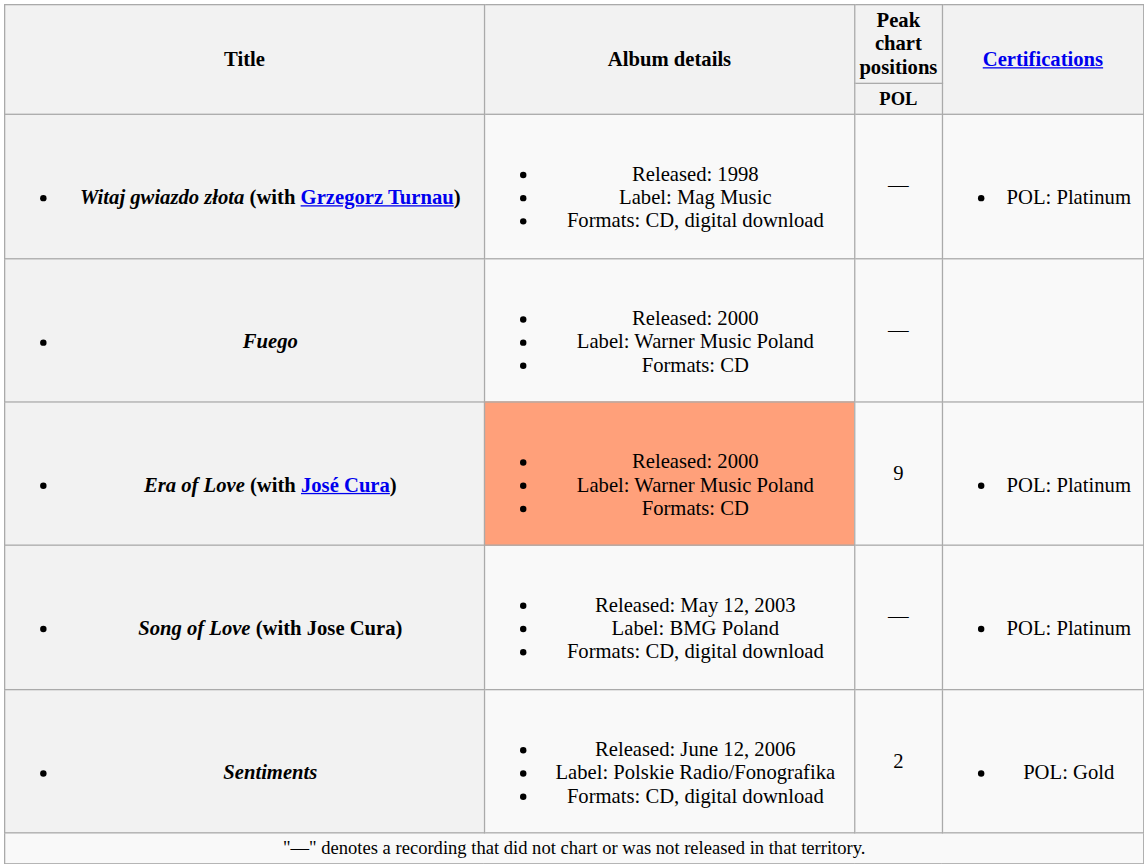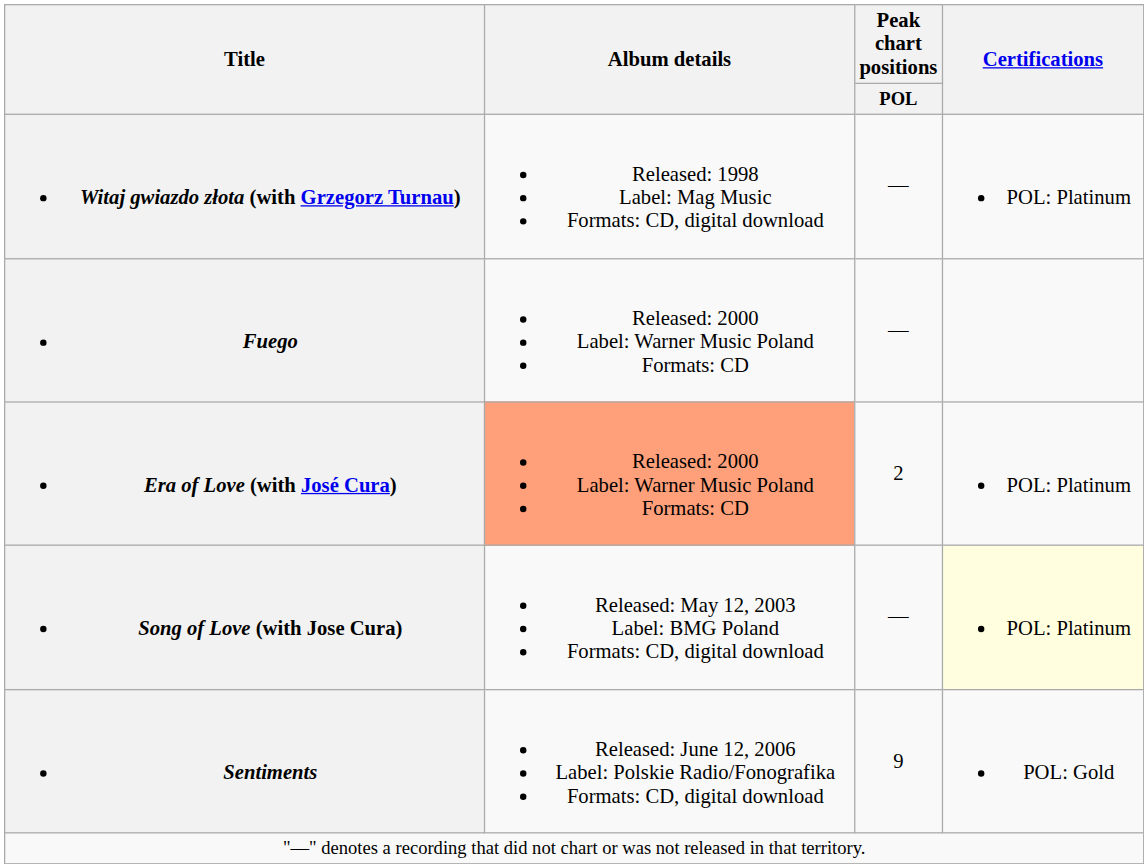(898, 473) 9 -> (898, 473) 2
(1043, 629) no background -> (1043, 629) lightyellow background
(898, 760) 2 -> (898, 760) 9
